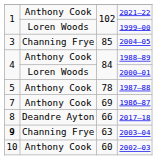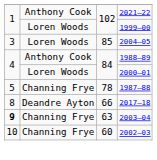(58, 42) Channing Frye -> (58, 42) Loren Woods
(58, 87) Anthony Cook -> (58, 87) Channing Frye
- row: (135, 102)
(58, 147) Anthony Cook -> (58, 132) Channing Frye
